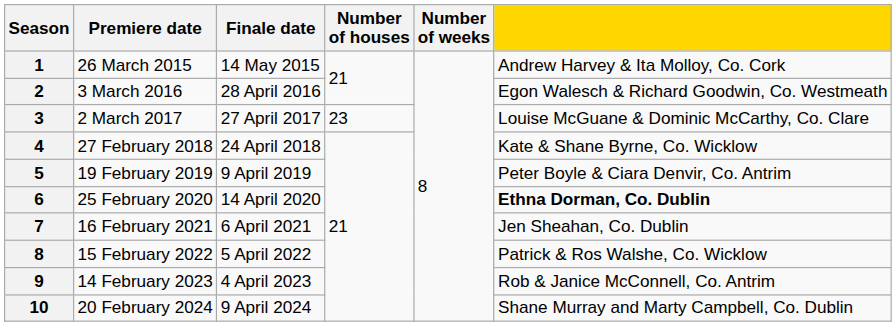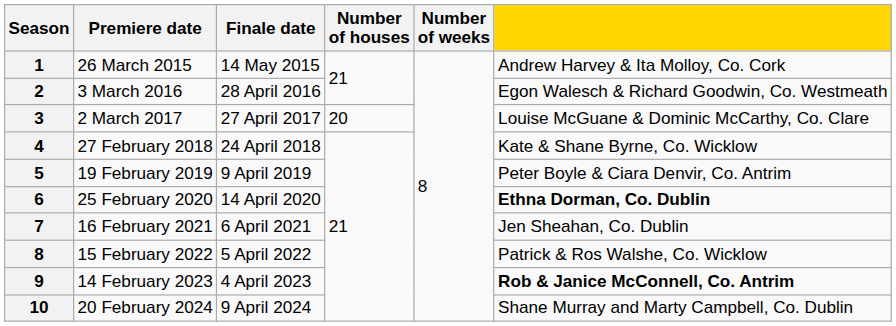(338, 119) 23 -> (338, 119) 20
(637, 281) normal -> (646, 281) bold
